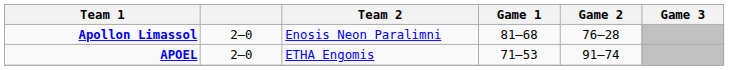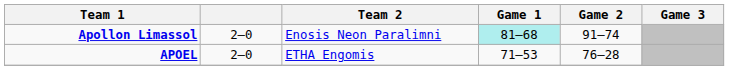(519, 35) no background -> (519, 35) paleturquoise background
(601, 35) 76–28 -> (601, 35) 91–74
(601, 55) 91–74 -> (601, 55) 76–28
